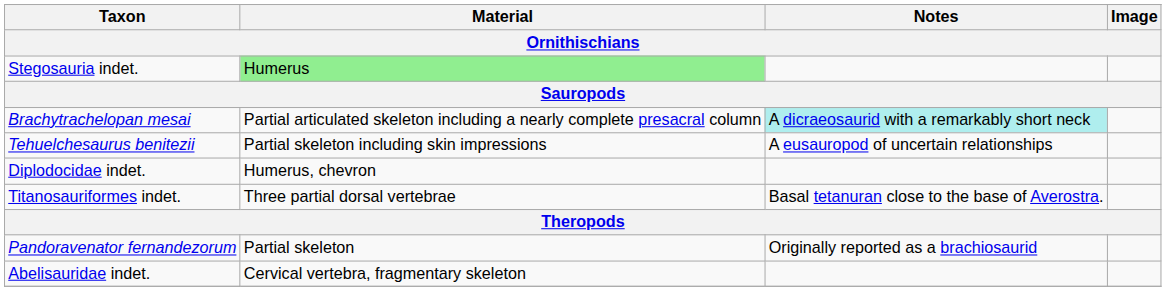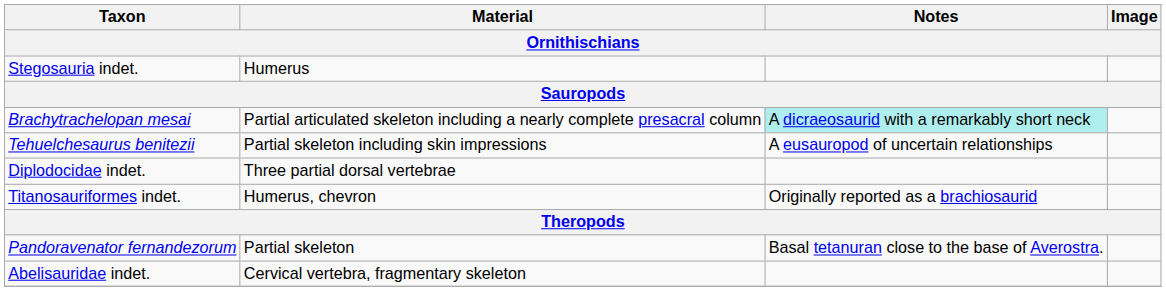(277, 68) lightgreen background -> (277, 68) no background
(310, 171) Humerus, chevron -> (350, 171) Three partial dorsal vertebrae
(350, 196) Three partial dorsal vertebrae -> (310, 196) Humerus, chevron
(936, 196) Basal tetanuran close to the base of Averostra. -> (903, 196) Originally reported as a brachiosaurid
(903, 247) Originally reported as a brachiosaurid -> (936, 247) Basal tetanuran close to the base of Averostra.
